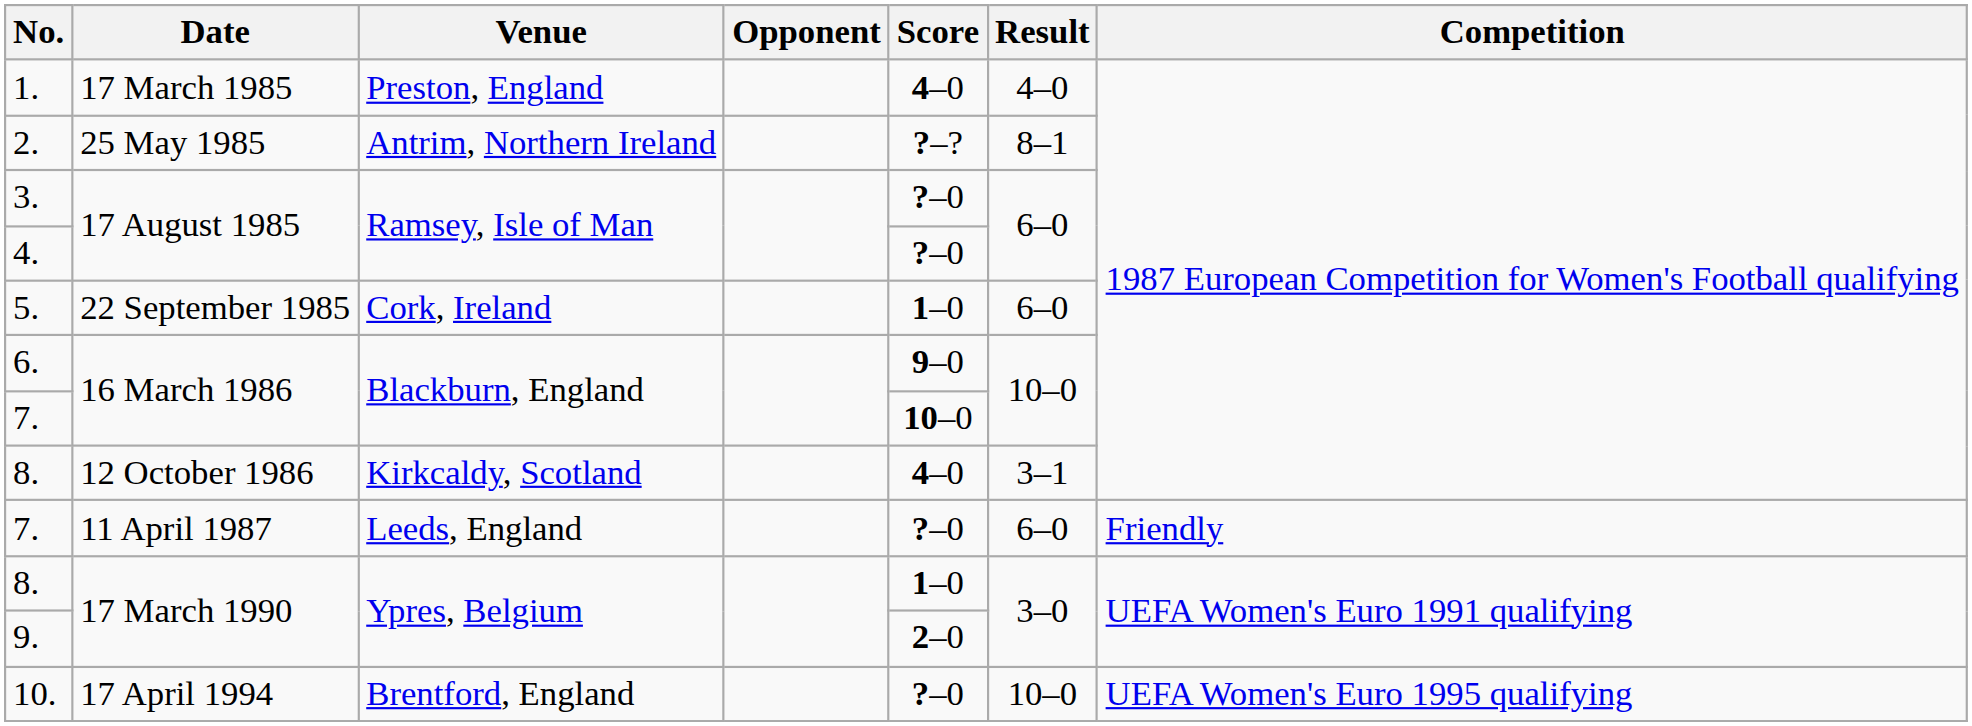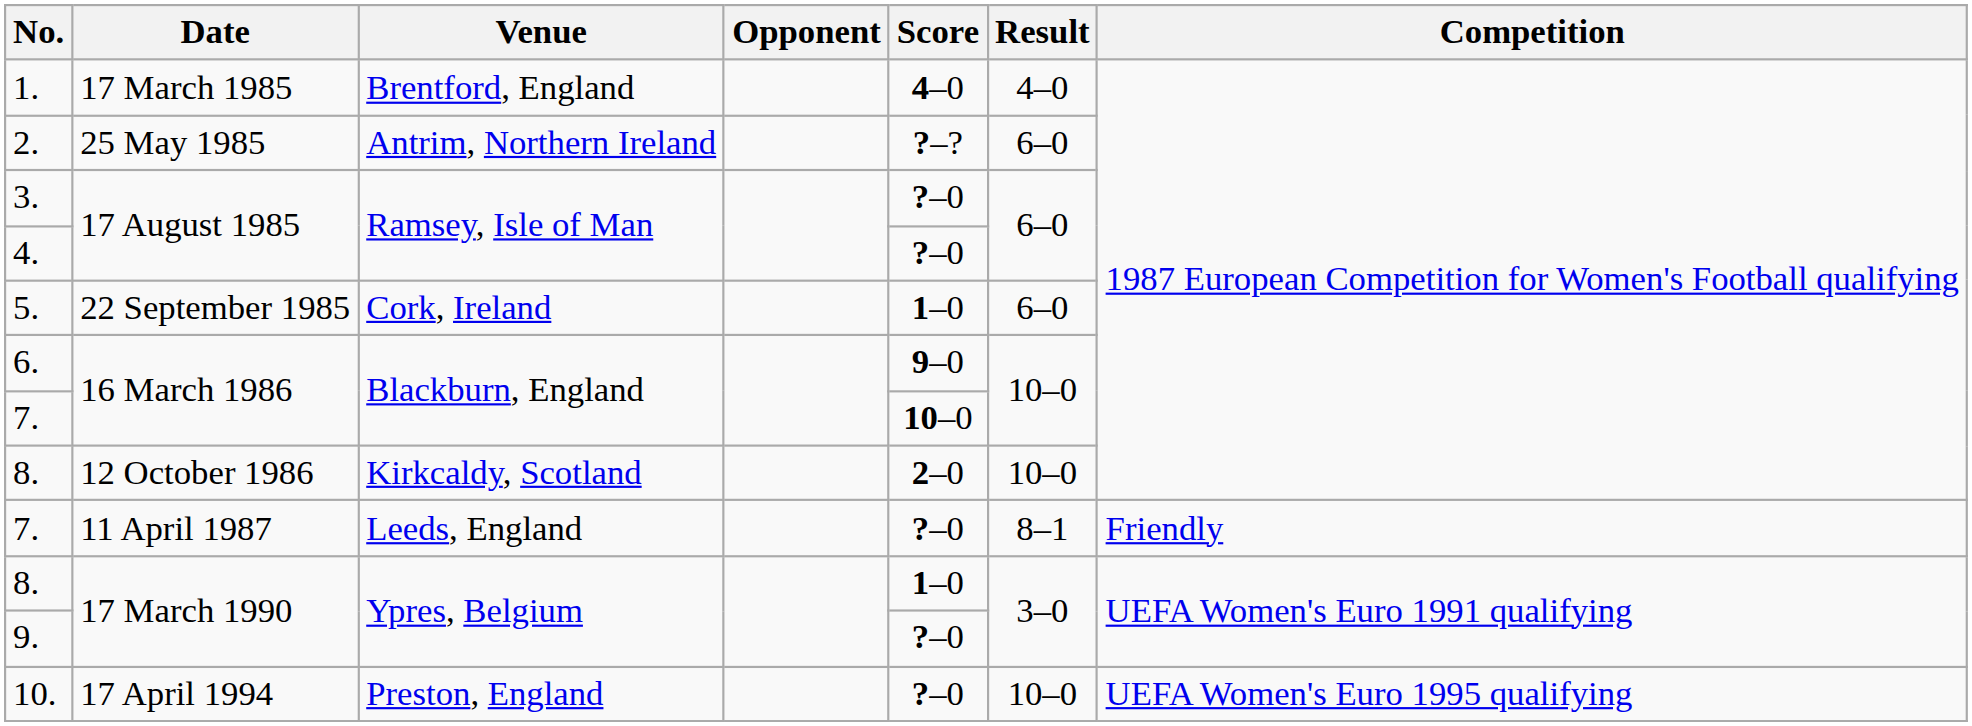(485, 87) Preston, England -> (500, 87) Brentford, England
(1042, 142) 8–1 -> (1042, 142) 6–0
(938, 472) 4–0 -> (938, 472) 2–0
(1042, 472) 3–1 -> (1042, 472) 10–0
(1042, 527) 6–0 -> (1042, 527) 8–1
(938, 637) 2–0 -> (938, 637) ?–0
(500, 692) Brentford, England -> (485, 692) Preston, England
